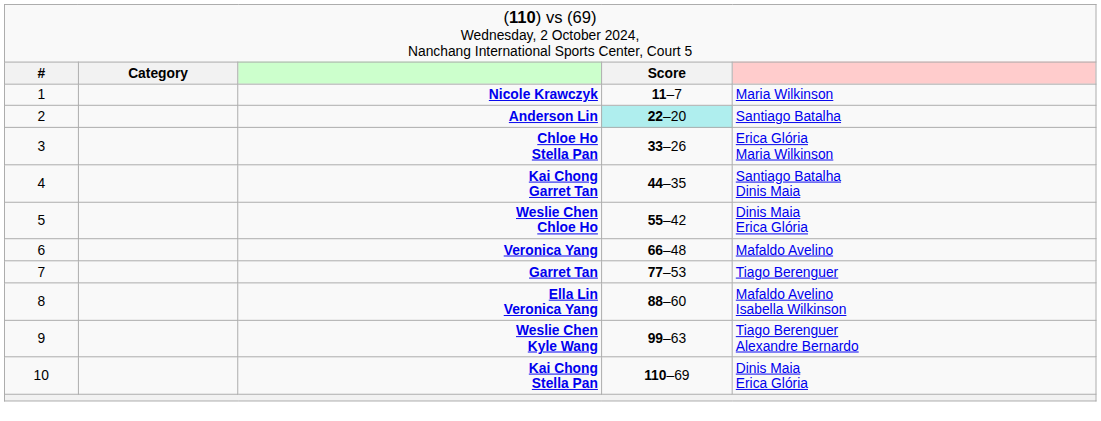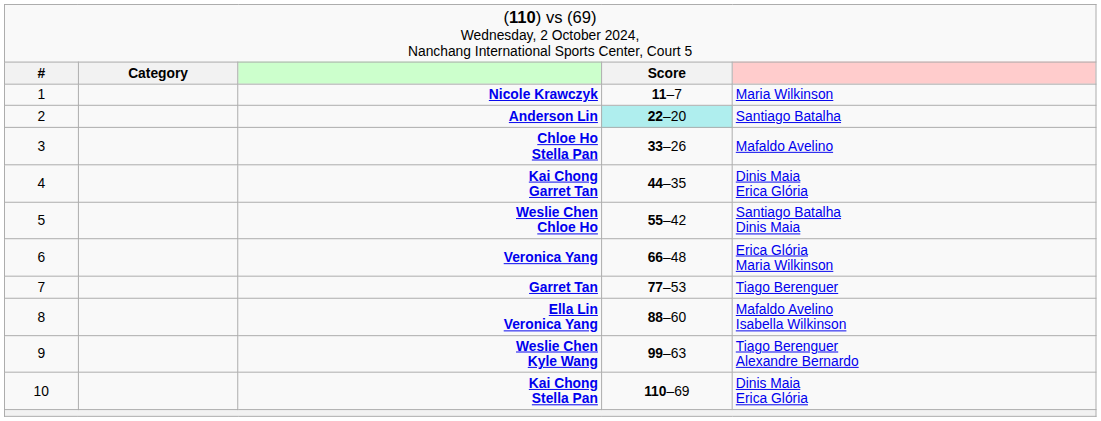(785, 146) Erica Glória Maria Wilkinson -> (784, 146) Mafaldo Avelino
(788, 184) Santiago Batalha Dinis Maia -> (772, 184) Dinis Maia Erica Glória
(772, 221) Dinis Maia Erica Glória -> (788, 221) Santiago Batalha Dinis Maia
(784, 250) Mafaldo Avelino -> (785, 258) Erica Glória Maria Wilkinson
